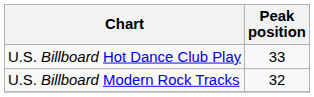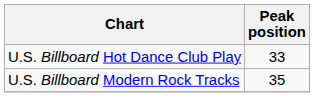(277, 80) 32 -> (277, 80) 35
